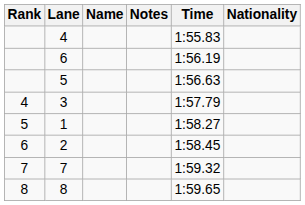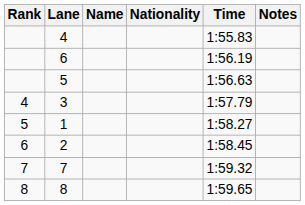columns swapped: (262, 15) <-> (149, 15)
